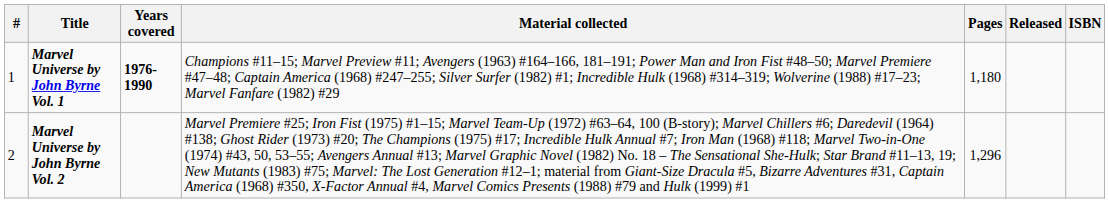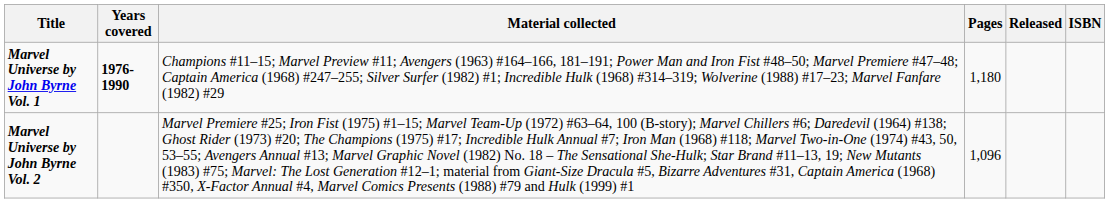- column: (16, 23)
(985, 155) 1,296 -> (985, 155) 1,096
